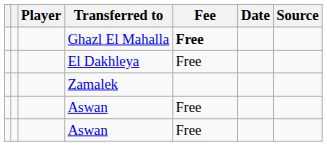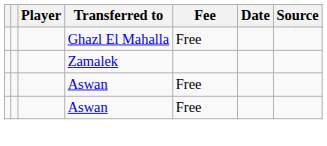(190, 38) bold -> (189, 38) normal
- row: (8, 62)
